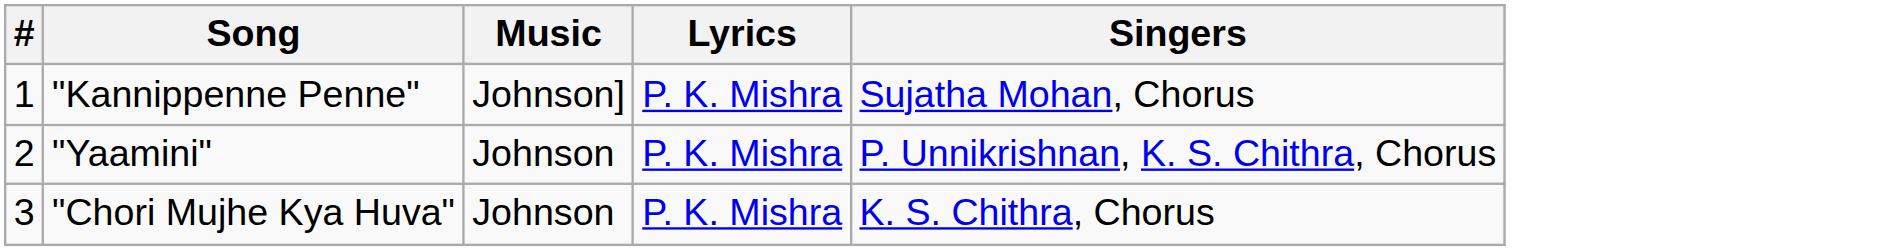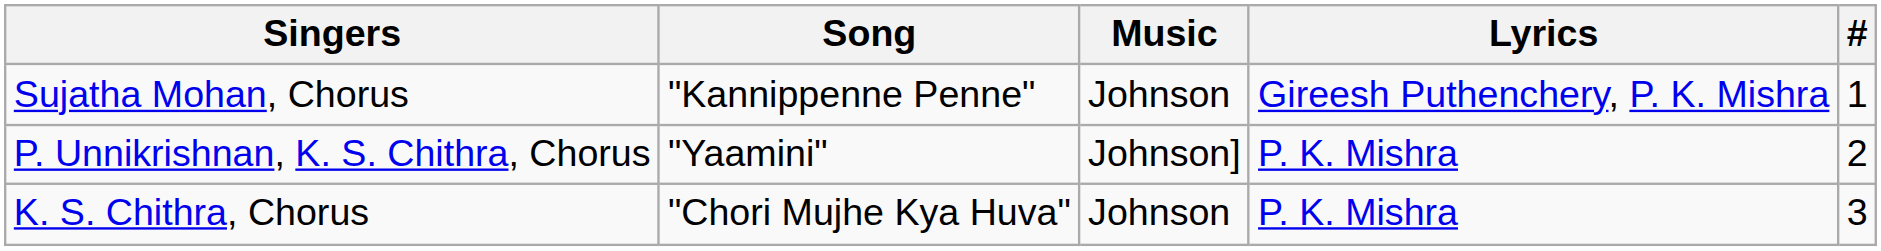columns swapped: (24, 34) <-> (1178, 34)
(549, 93) Johnson] -> (1159, 93) Johnson
(742, 93) P. K. Mishra -> (1544, 93) Gireesh Puthenchery, P. K. Mishra
(543, 153) Johnson -> (1164, 153) Johnson]
